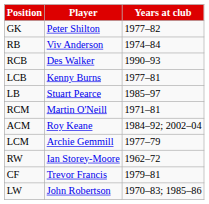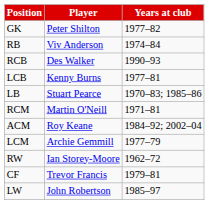(142, 93) 1985–97 -> (163, 93) 1970–83; 1985–86
(163, 191) 1970–83; 1985–86 -> (142, 191) 1985–97
